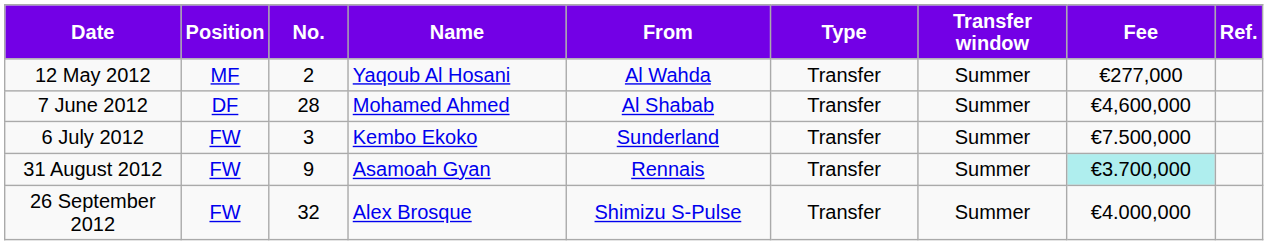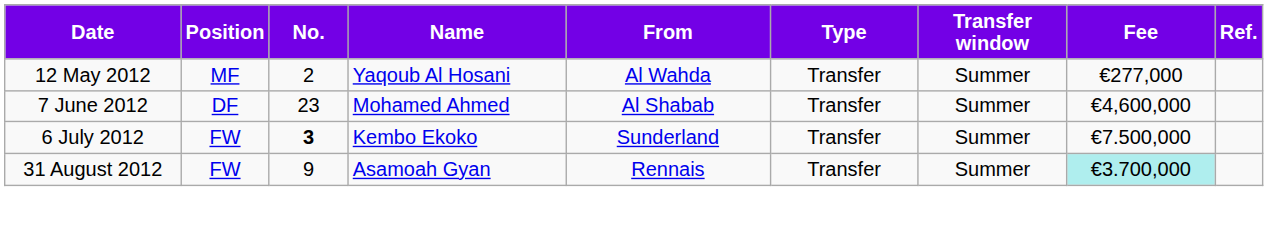(309, 106) 28 -> (309, 106) 23
(309, 138) normal -> (309, 138) bold
- row: (93, 212)
